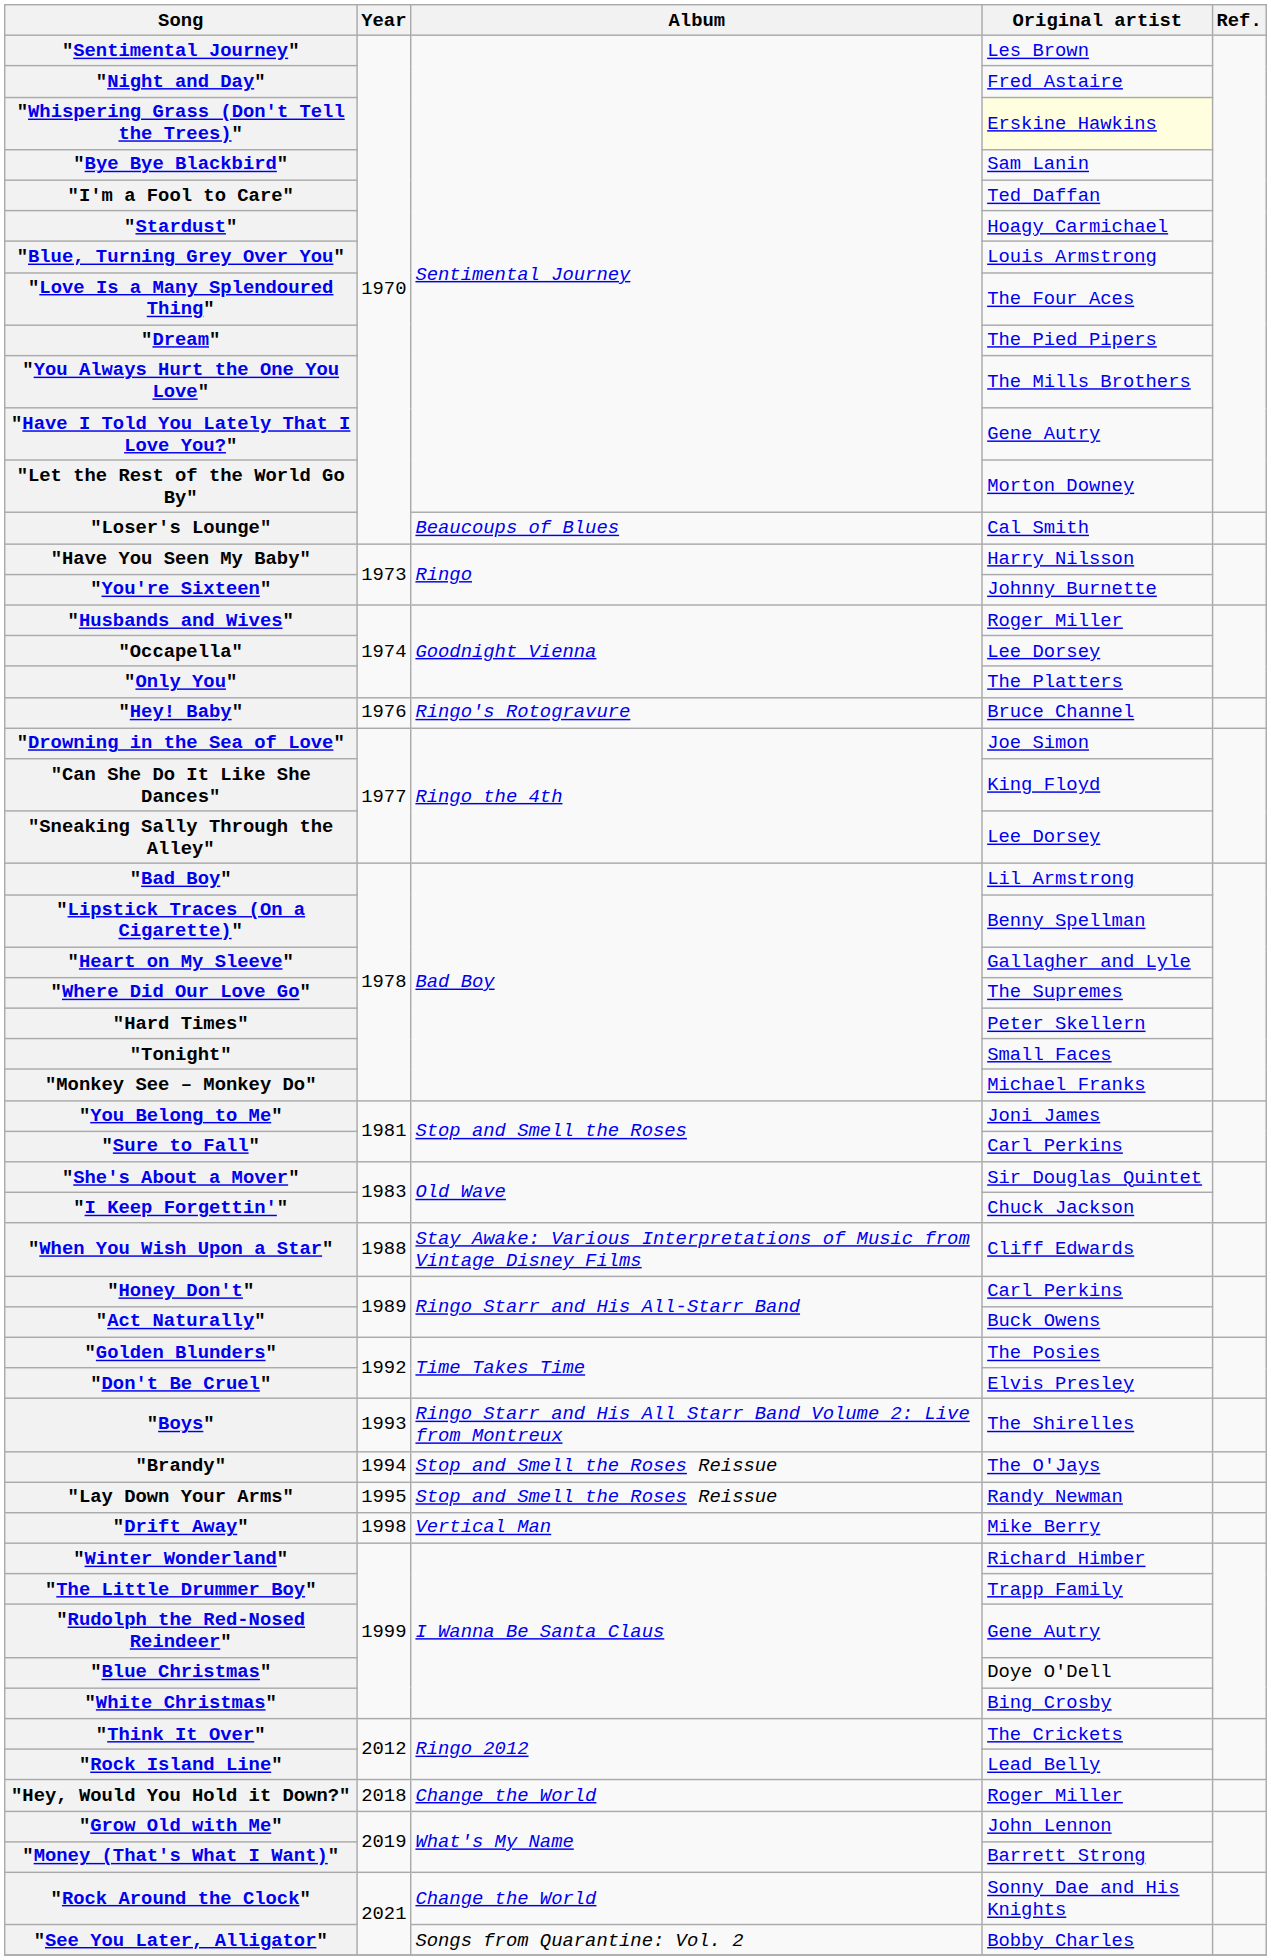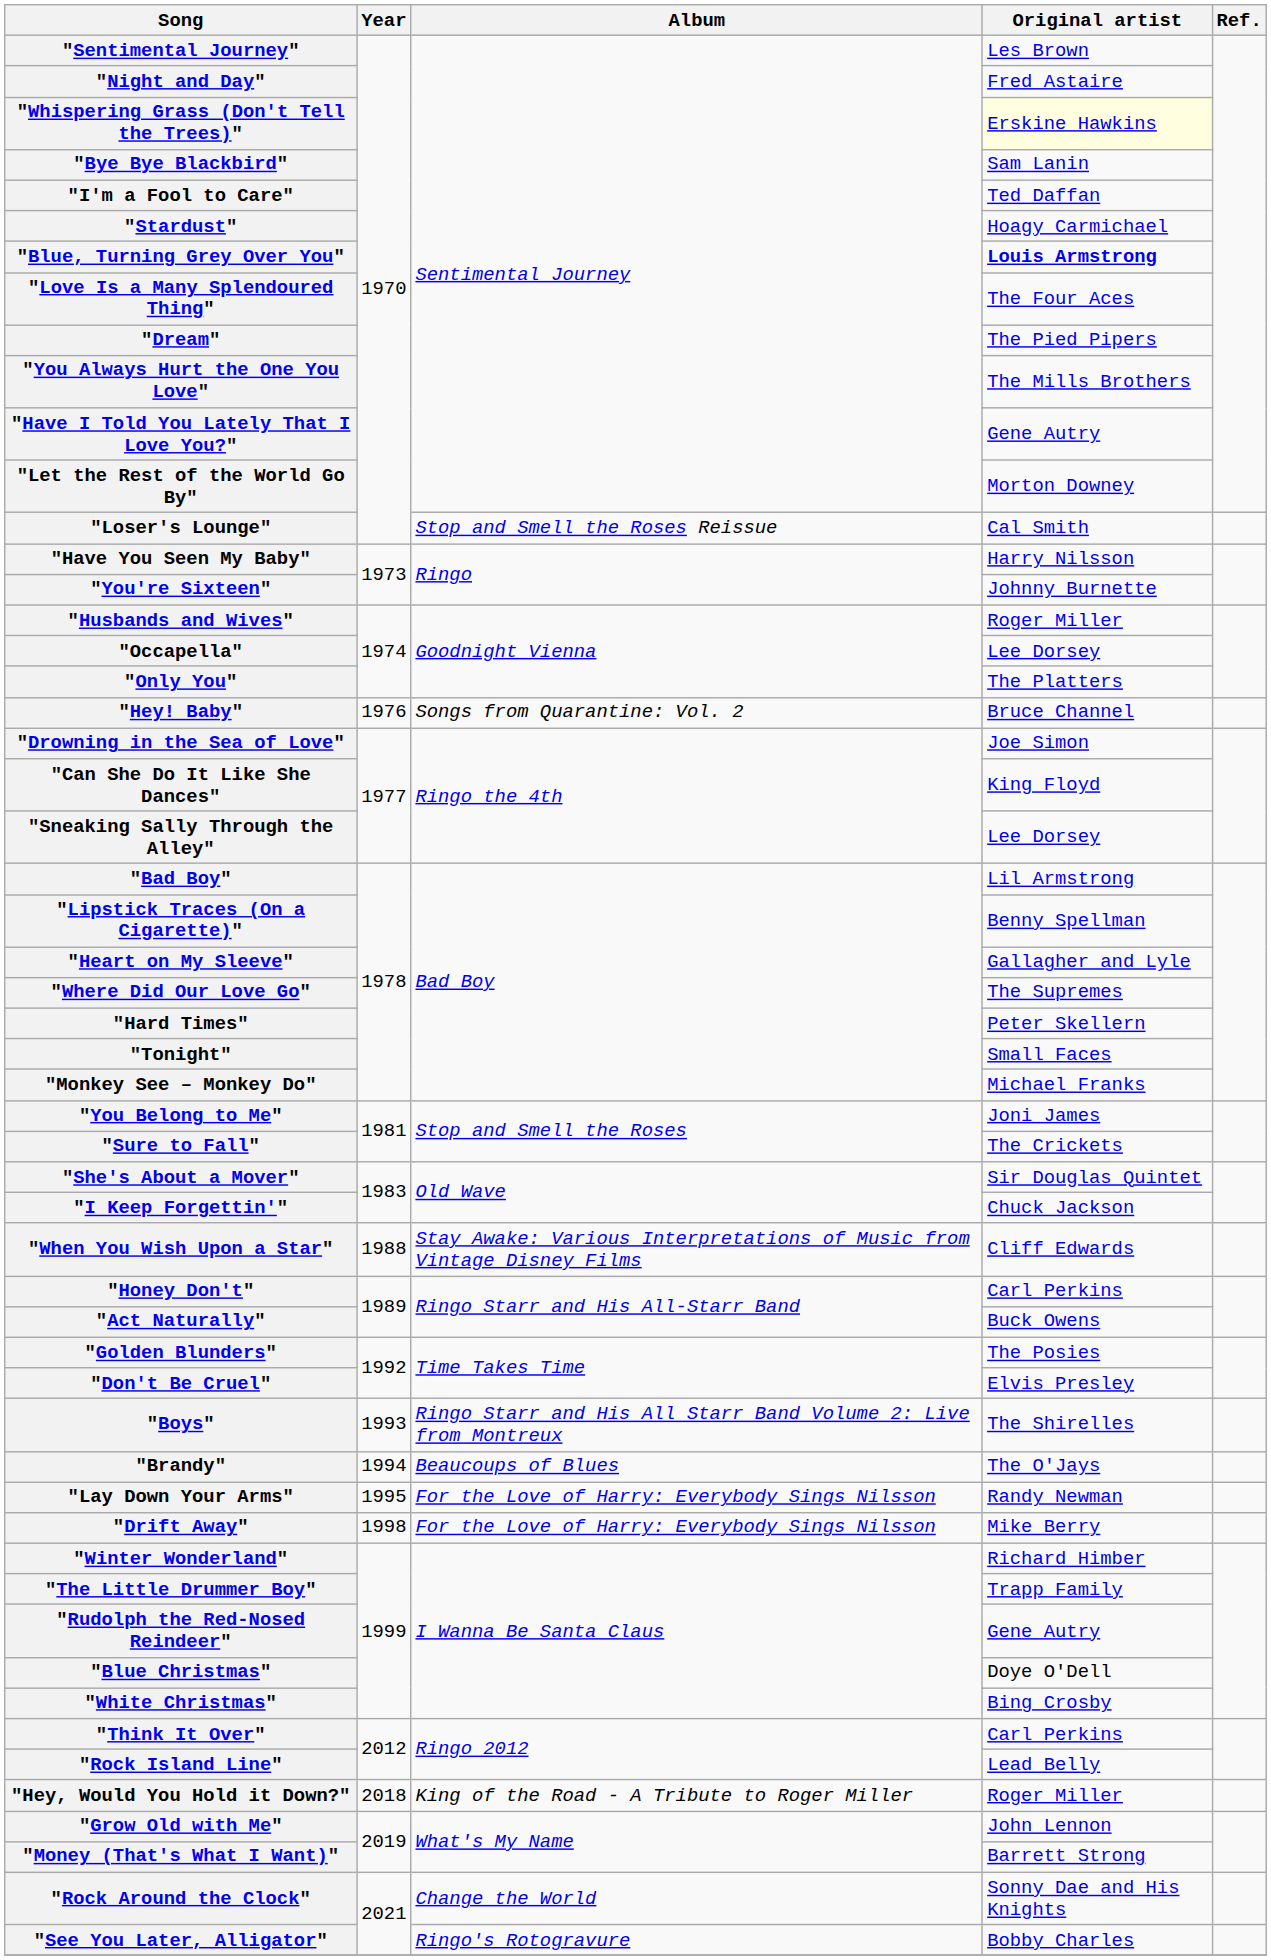(1072, 257) normal -> (1072, 257) bold
(517, 528) Beaucoups of Blues -> (596, 528) Stop and Smell the Roses Reissue
(523, 713) Ringo's Rotogravure -> (579, 713) Songs from Quarantine: Vol. 2
(1055, 1146) Carl Perkins -> (1055, 1146) The Crickets
(596, 1466) Stop and Smell the Roses Reissue -> (517, 1466) Beaucoups of Blues
(596, 1497) Stop and Smell the Roses Reissue -> (676, 1497) For the Love of Harry: Everybody Sings Nilsson
(483, 1528) Vertical Man -> (676, 1528) For the Love of Harry: Everybody Sings Nilsson
(1055, 1734) The Crickets -> (1055, 1734) Carl Perkins
(506, 1795) Change the World -> (664, 1795) King of the Road - A Tribute to Roger Miller
(579, 1940) Songs from Quarantine: Vol. 2 -> (523, 1940) Ringo's Rotogravure
